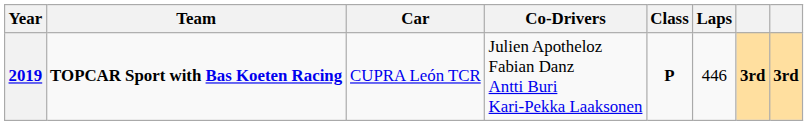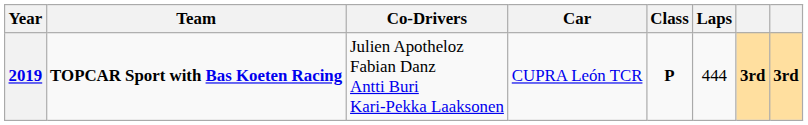columns swapped: (566, 18) <-> (415, 18)
(714, 76) 446 -> (714, 76) 444
